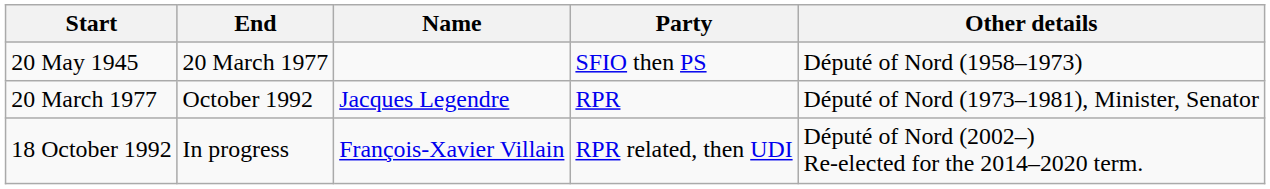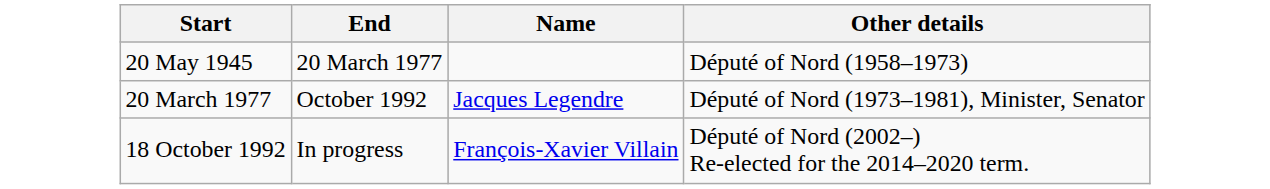- column: (684, 23)
